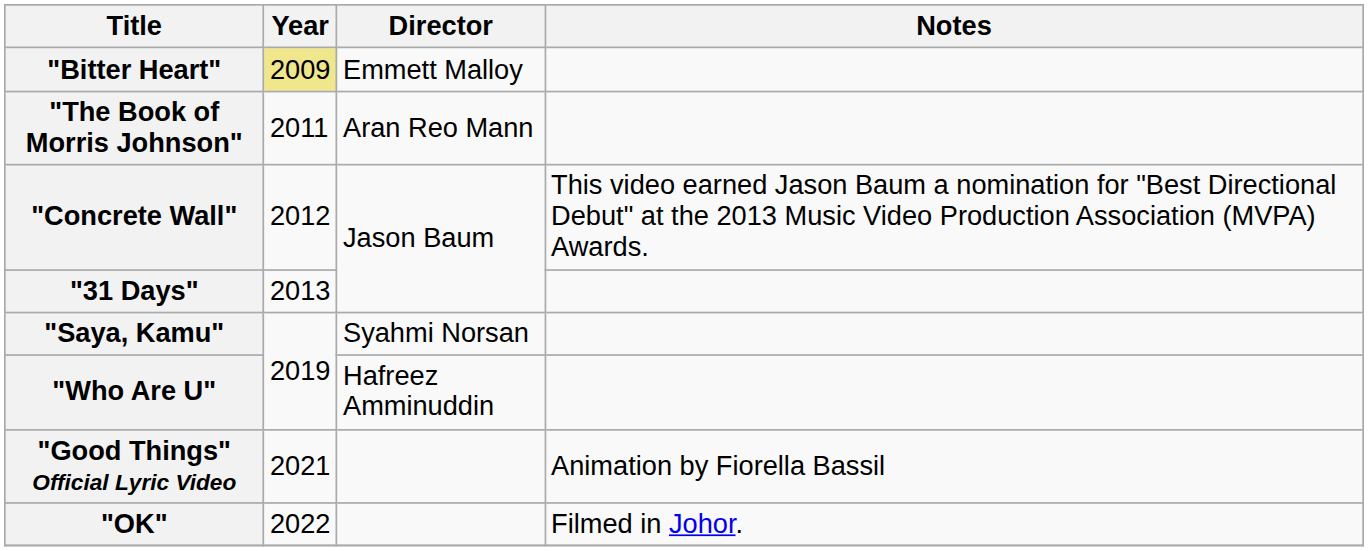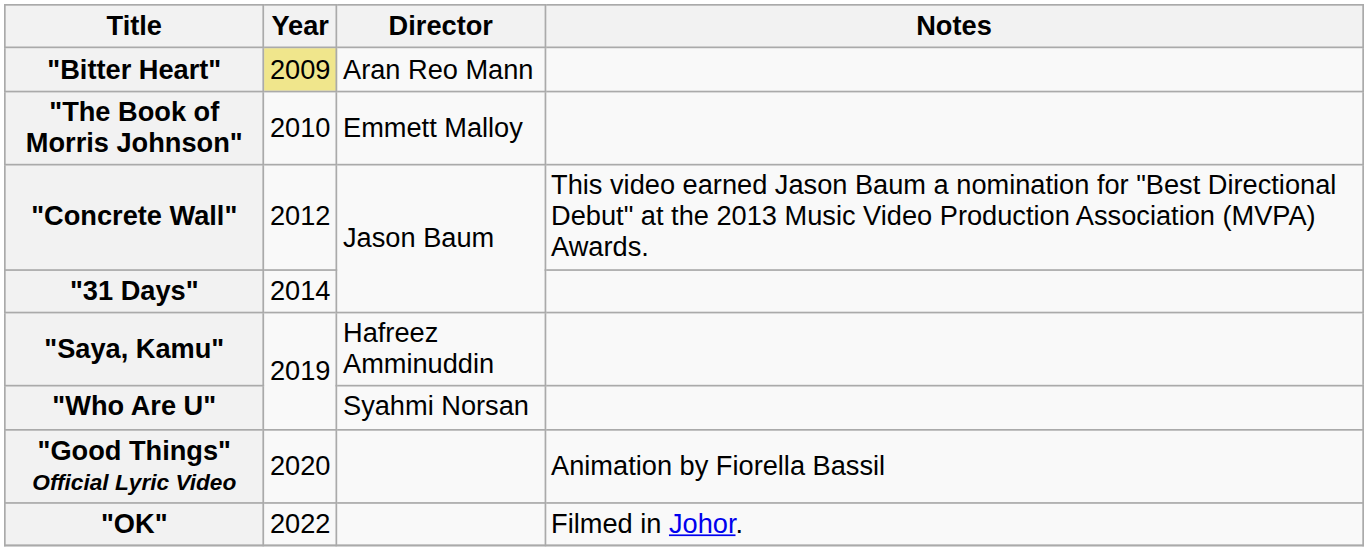(433, 69) Emmett Malloy -> (438, 69) Aran Reo Mann
(299, 127) 2011 -> (300, 127) 2010
(438, 127) Aran Reo Mann -> (433, 127) Emmett Malloy
(300, 290) 2013 -> (300, 290) 2014
(436, 333) Syahmi Norsan -> (419, 348) Hafreez Amminuddin
(419, 391) Hafreez Amminuddin -> (436, 407) Syahmi Norsan
(300, 465) 2021 -> (300, 465) 2020
